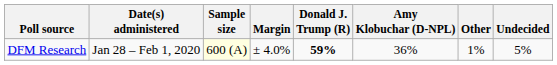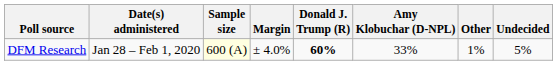(323, 49) 59% -> (323, 49) 60%
(406, 49) 36% -> (406, 49) 33%
